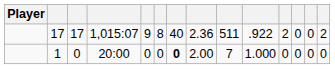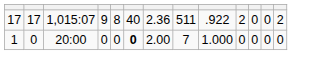- column: (26, 14)
